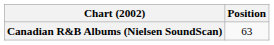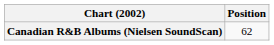(247, 31) 63 -> (247, 31) 62
